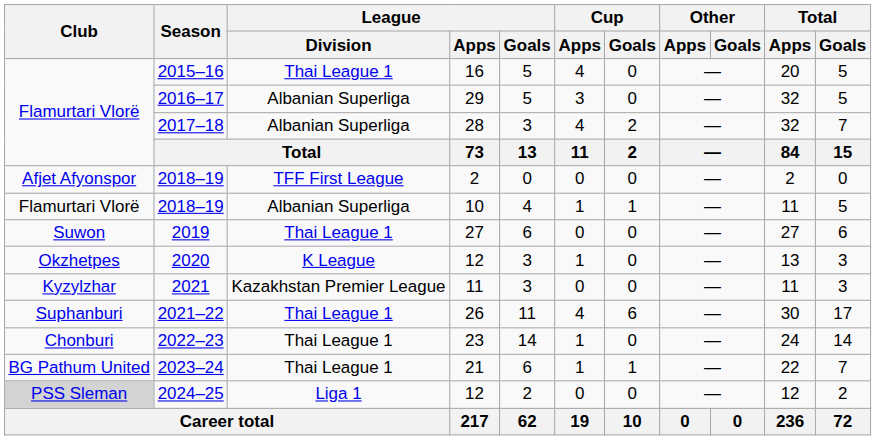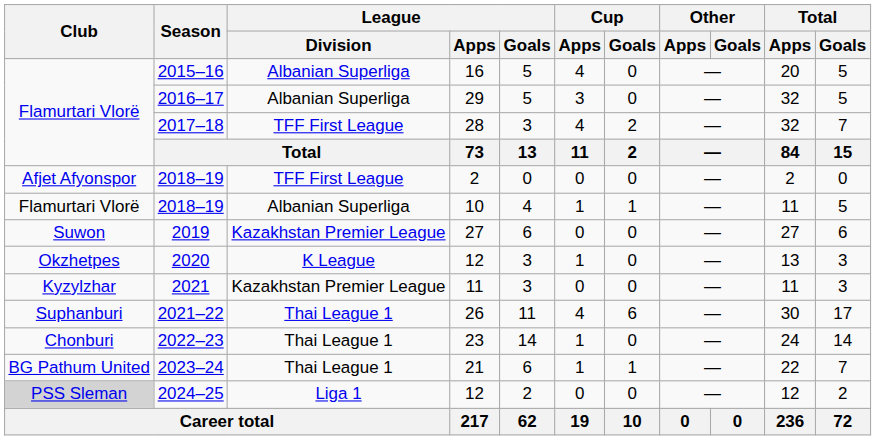(339, 71) Thai League 1 -> (339, 71) Albanian Superliga
(339, 125) Albanian Superliga -> (339, 125) TFF First League
(339, 233) Thai League 1 -> (339, 233) Kazakhstan Premier League
